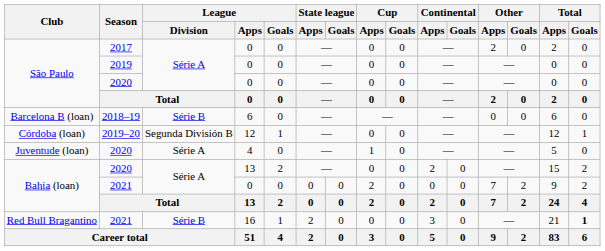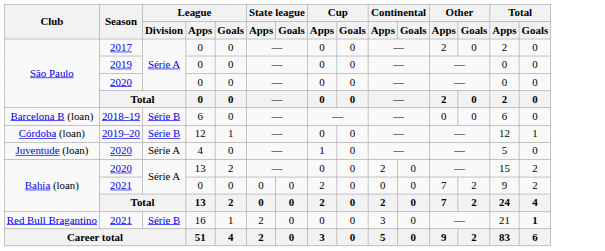(189, 133) Segunda División B -> (164, 133) Série B
